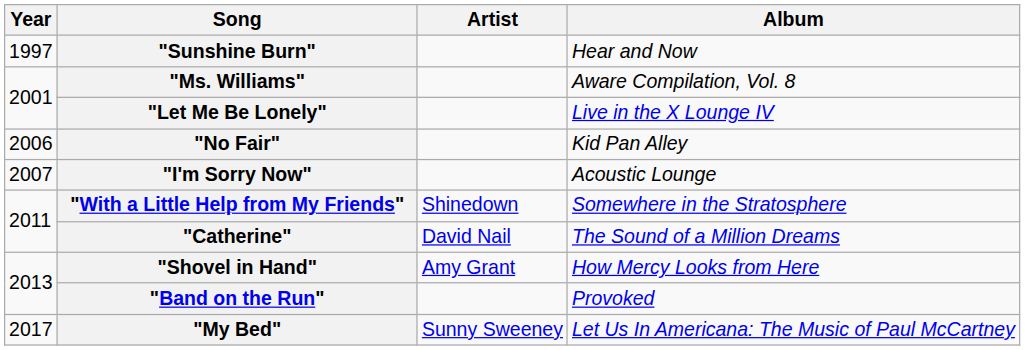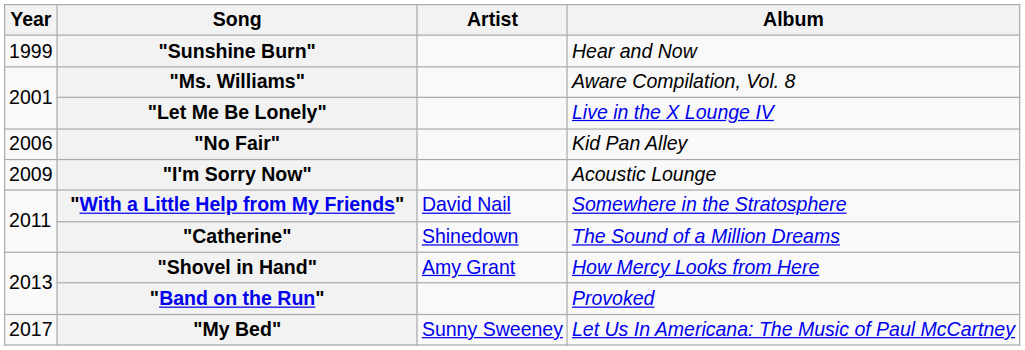(31, 50) 1997 -> (31, 50) 1999
(31, 174) 2007 -> (31, 174) 2009
(470, 205) Shinedown -> (466, 205) David Nail
(466, 236) David Nail -> (470, 236) Shinedown
